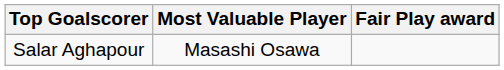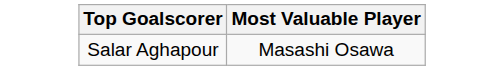- column: (425, 19)
